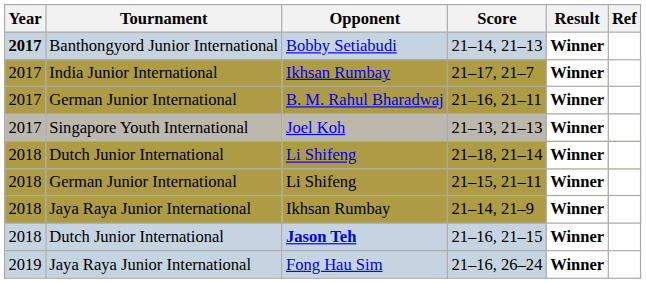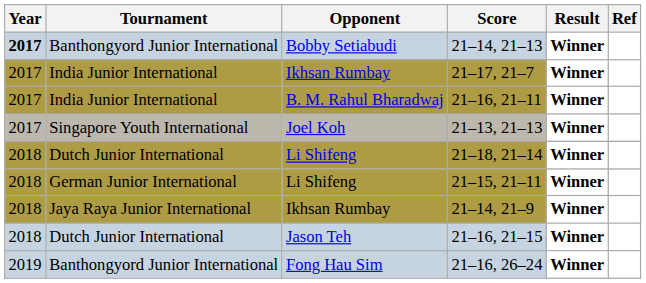(143, 100) German Junior International -> (133, 100) India Junior International
(321, 237) bold -> (319, 237) normal
(150, 264) Jaya Raya Junior International -> (164, 264) Banthongyord Junior International
